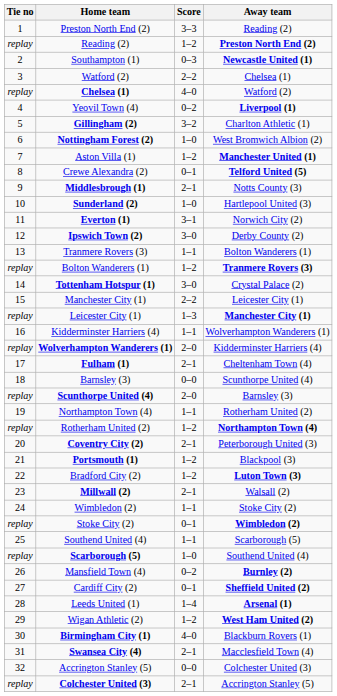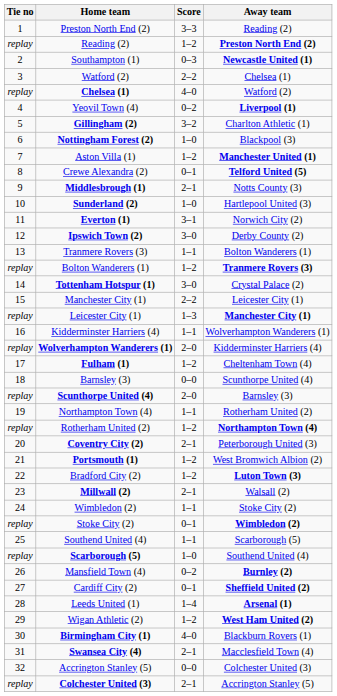(268, 140) West Bromwich Albion (2) -> (268, 140) Blackpool (3)
(189, 364) 2–1 -> (189, 364) 1–2
(268, 460) Blackpool (3) -> (268, 460) West Bromwich Albion (2)
